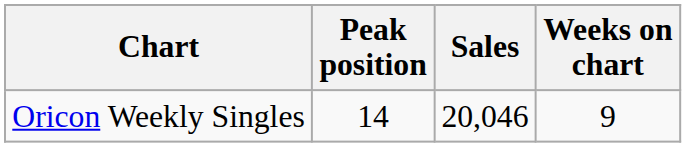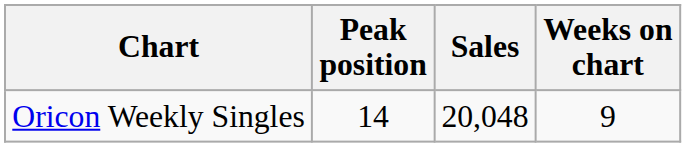(485, 115) 20,046 -> (485, 115) 20,048
